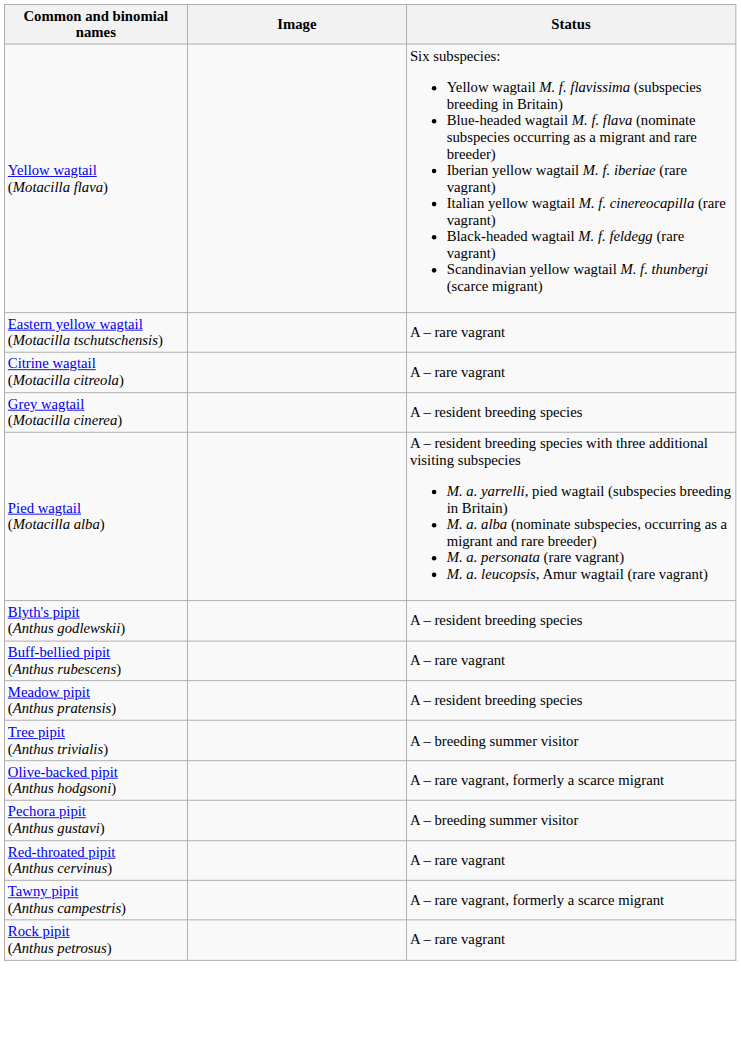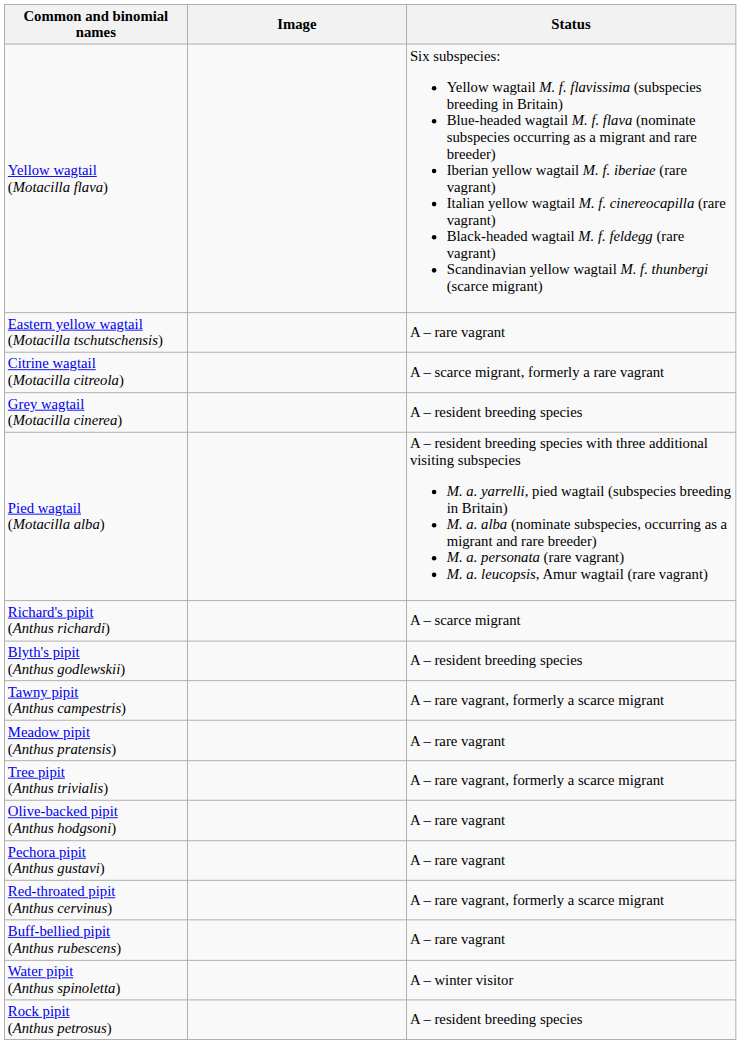(458, 372) A – rare vagrant -> (537, 372) A – scarce migrant, formerly a rare vagrant
+ row: (59, 620)
rows swapped: (67, 900) <-> (64, 660)
(496, 700) A – resident breeding species -> (458, 740) A – rare vagrant
(494, 740) A – breeding summer visitor -> (537, 780) A – rare vagrant, formerly a scarce migrant
(537, 780) A – rare vagrant, formerly a scarce migrant -> (458, 820) A – rare vagrant
(494, 820) A – breeding summer visitor -> (458, 860) A – rare vagrant
(458, 860) A – rare vagrant -> (537, 900) A – rare vagrant, formerly a scarce migrant
+ row: (64, 979)
(458, 940) A – rare vagrant -> (496, 1019) A – resident breeding species
